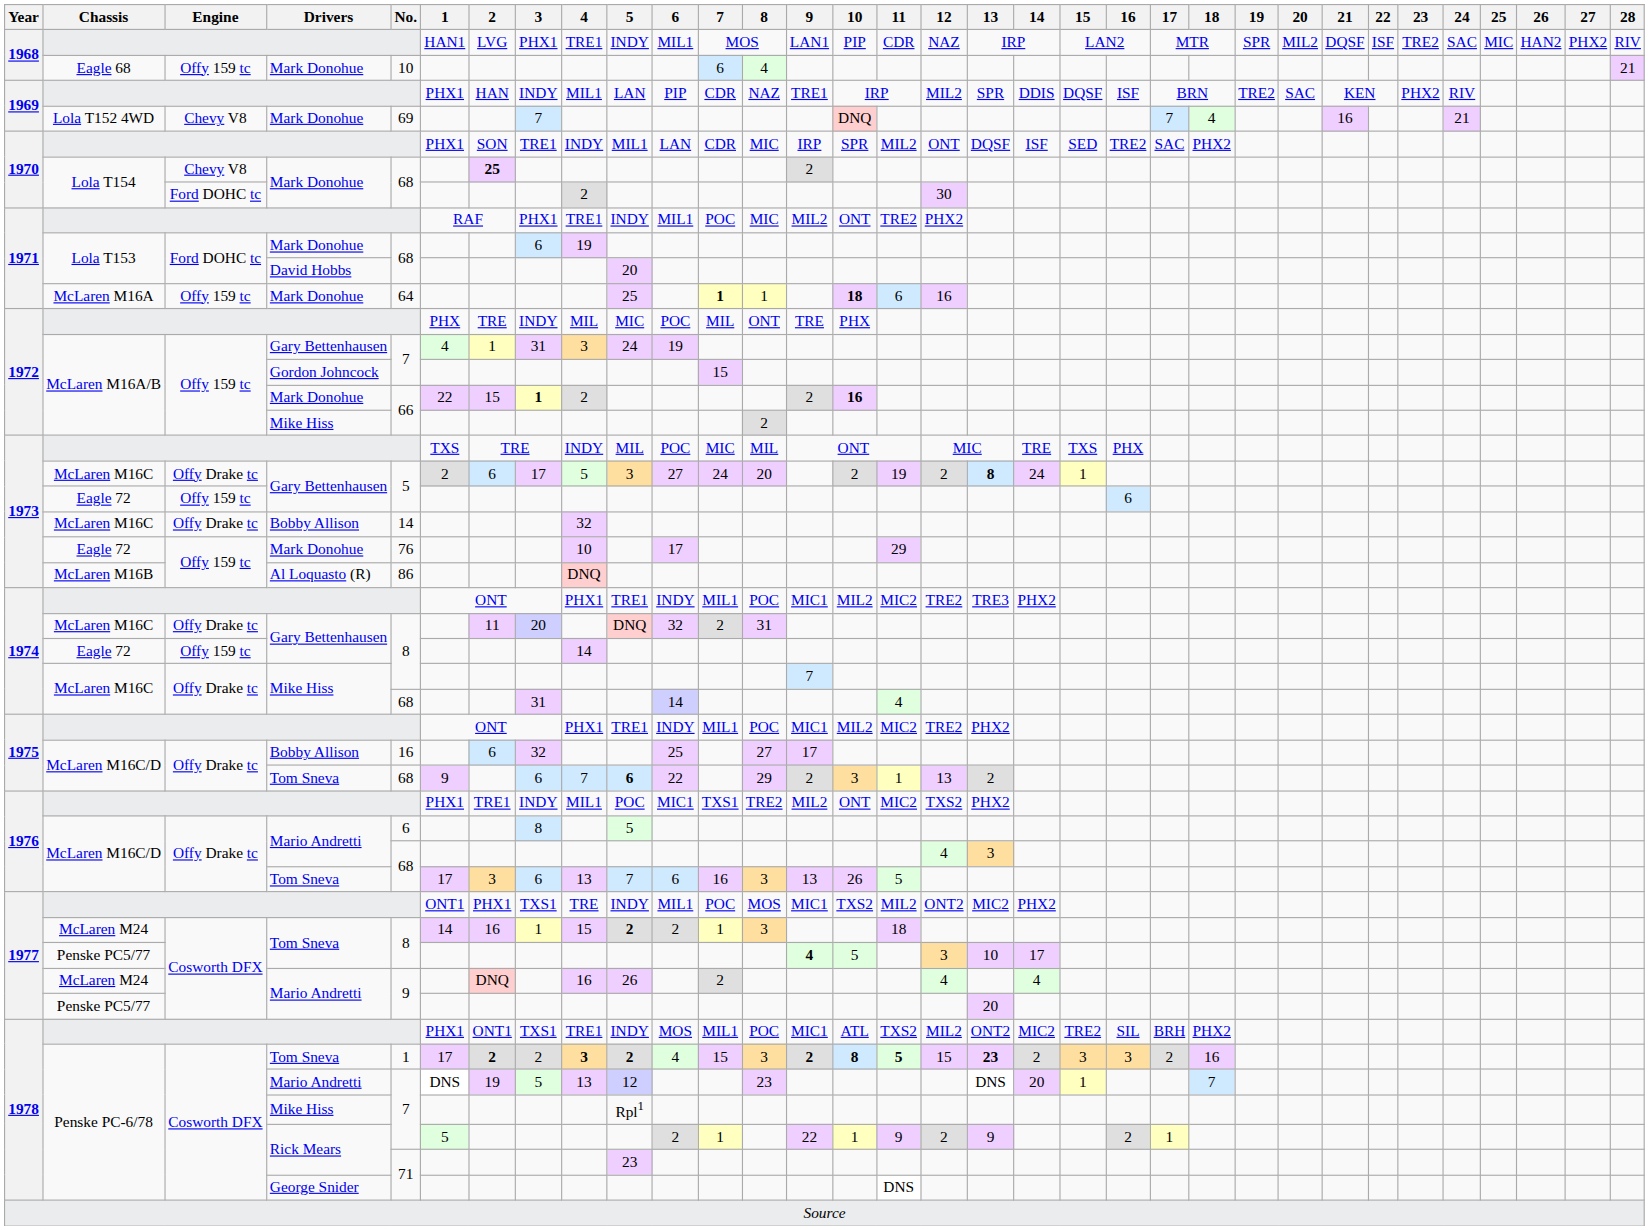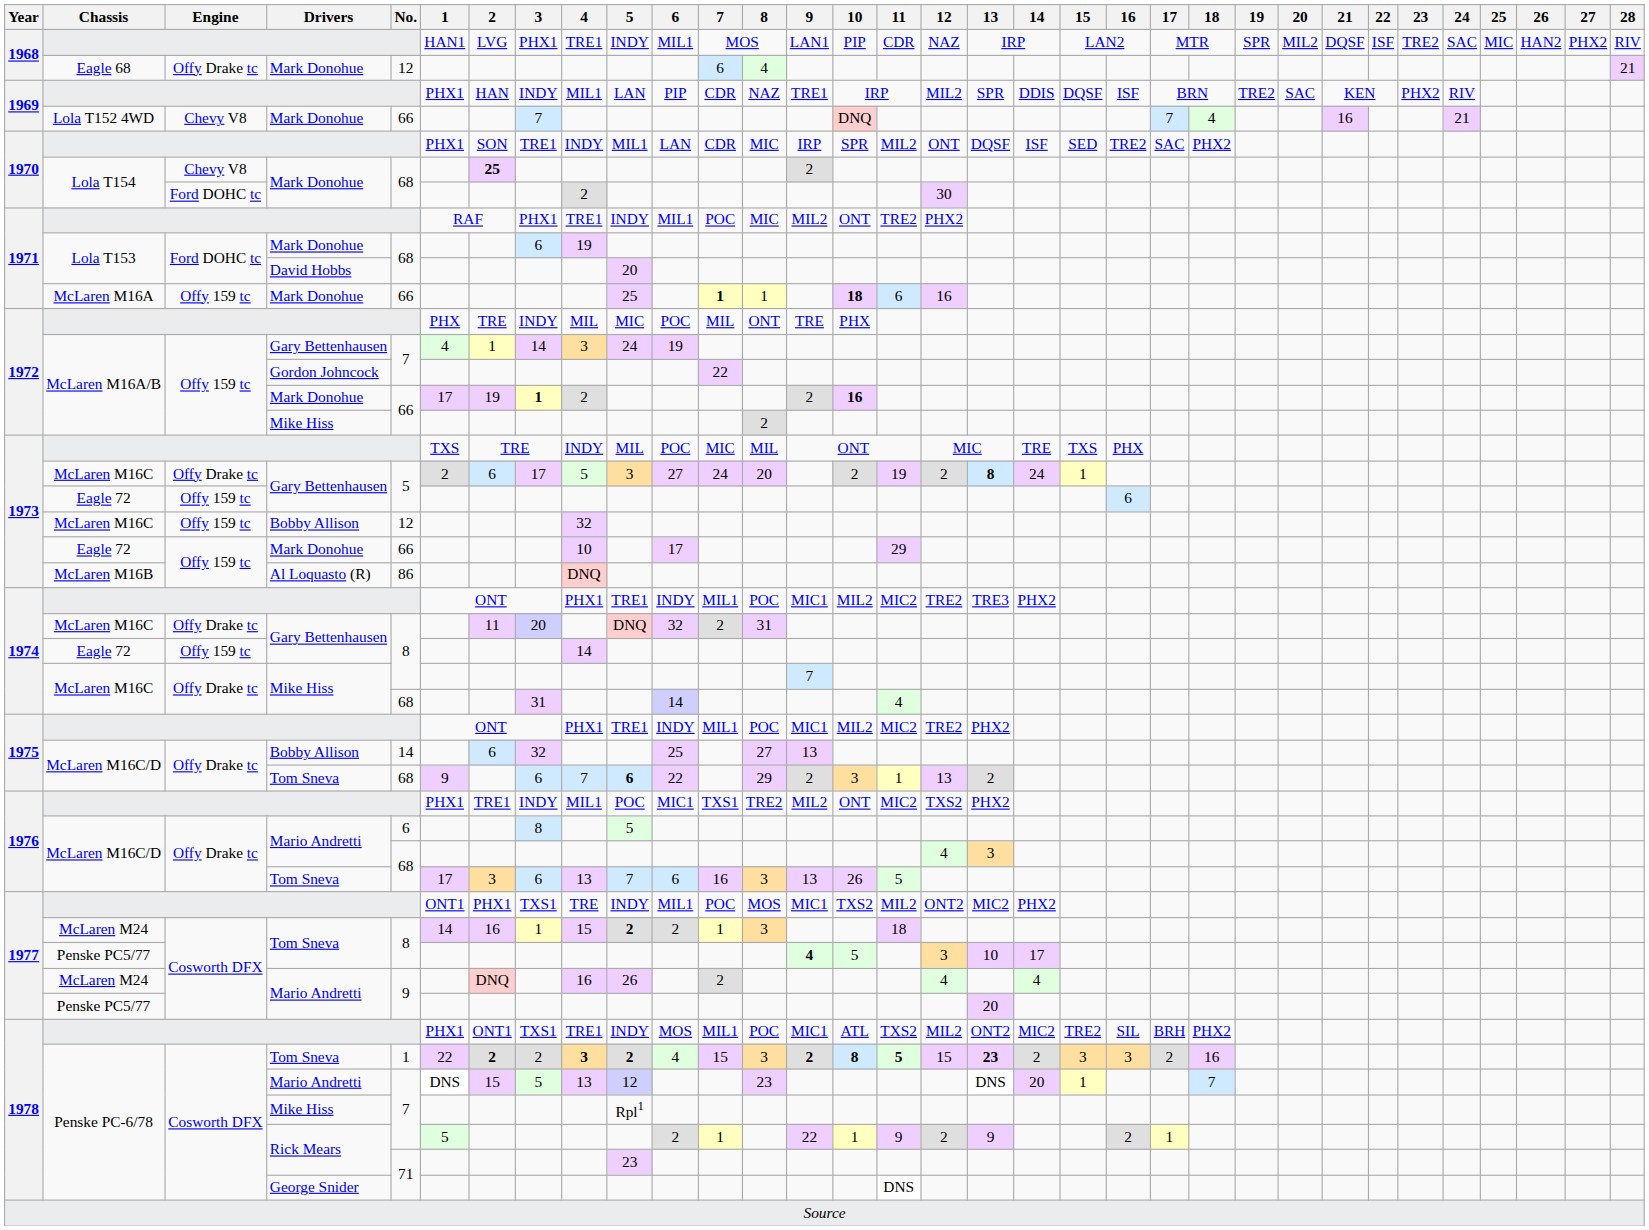(215, 67) Offy 159 tc -> (215, 67) Offy Drake tc
(406, 67) 10 -> (406, 67) 12
(406, 118) 69 -> (406, 118) 66
(406, 295) 64 -> (406, 295) 66
(538, 346) 31 -> (538, 346) 14
(720, 371) 15 -> (720, 371) 22
(445, 397) 22 -> (445, 397) 17
(492, 397) 15 -> (492, 397) 19
(215, 523) Offy Drake tc -> (215, 523) Offy 159 tc
(406, 523) 14 -> (406, 523) 12
(406, 549) 76 -> (406, 549) 66
(406, 752) 16 -> (406, 752) 14
(809, 752) 17 -> (809, 752) 13
(445, 1056) 17 -> (445, 1056) 22
(492, 1081) 19 -> (492, 1081) 15
